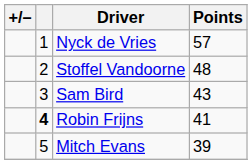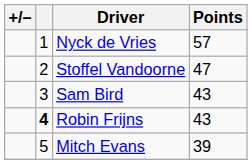(202, 69) 48 -> (202, 69) 47
(202, 120) 41 -> (202, 120) 43
